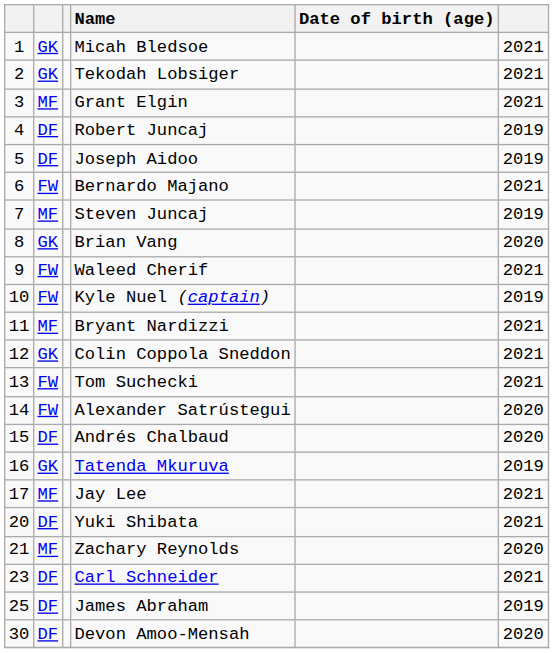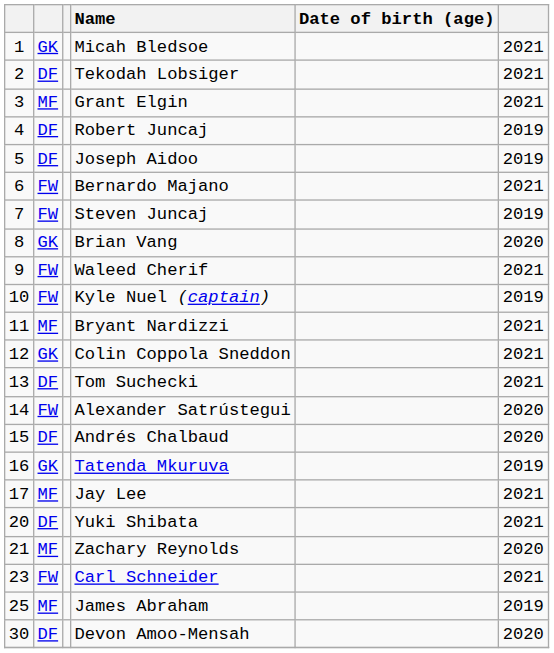(48, 75) GK -> (48, 75) DF
(48, 214) MF -> (48, 214) FW
(48, 382) FW -> (48, 382) DF
(48, 578) DF -> (48, 578) FW
(48, 606) DF -> (48, 606) MF
